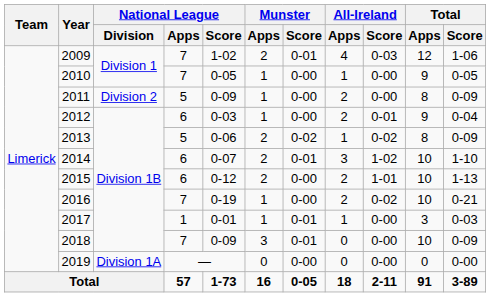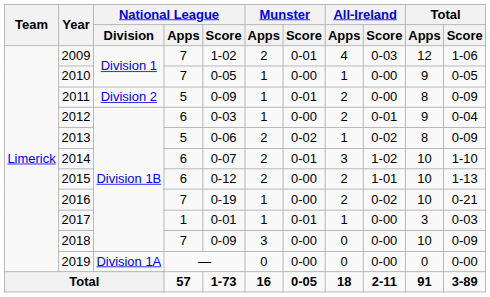(304, 96) 0-00 -> (304, 96) 0-01
(304, 240) 0-01 -> (304, 240) 0-00
